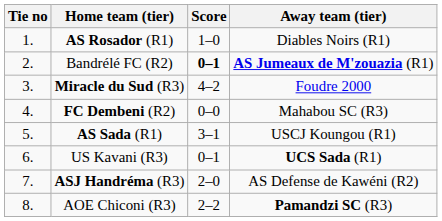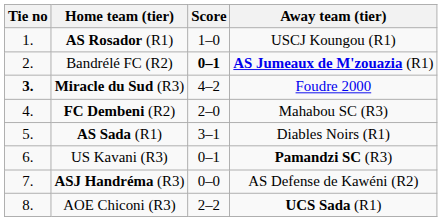(333, 39) Diables Noirs (R1) -> (333, 39) USCJ Koungou (R1)
(28, 87) normal -> (28, 87) bold
(209, 110) 0–0 -> (209, 110) 2–0
(333, 134) USCJ Koungou (R1) -> (333, 134) Diables Noirs (R1)
(333, 157) UCS Sada (R1) -> (333, 157) Pamandzi SC (R3)
(209, 181) 2–0 -> (209, 181) 0–0
(333, 205) Pamandzi SC (R3) -> (333, 205) UCS Sada (R1)
